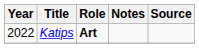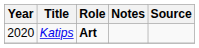(21, 33) 2022 -> (21, 33) 2020
